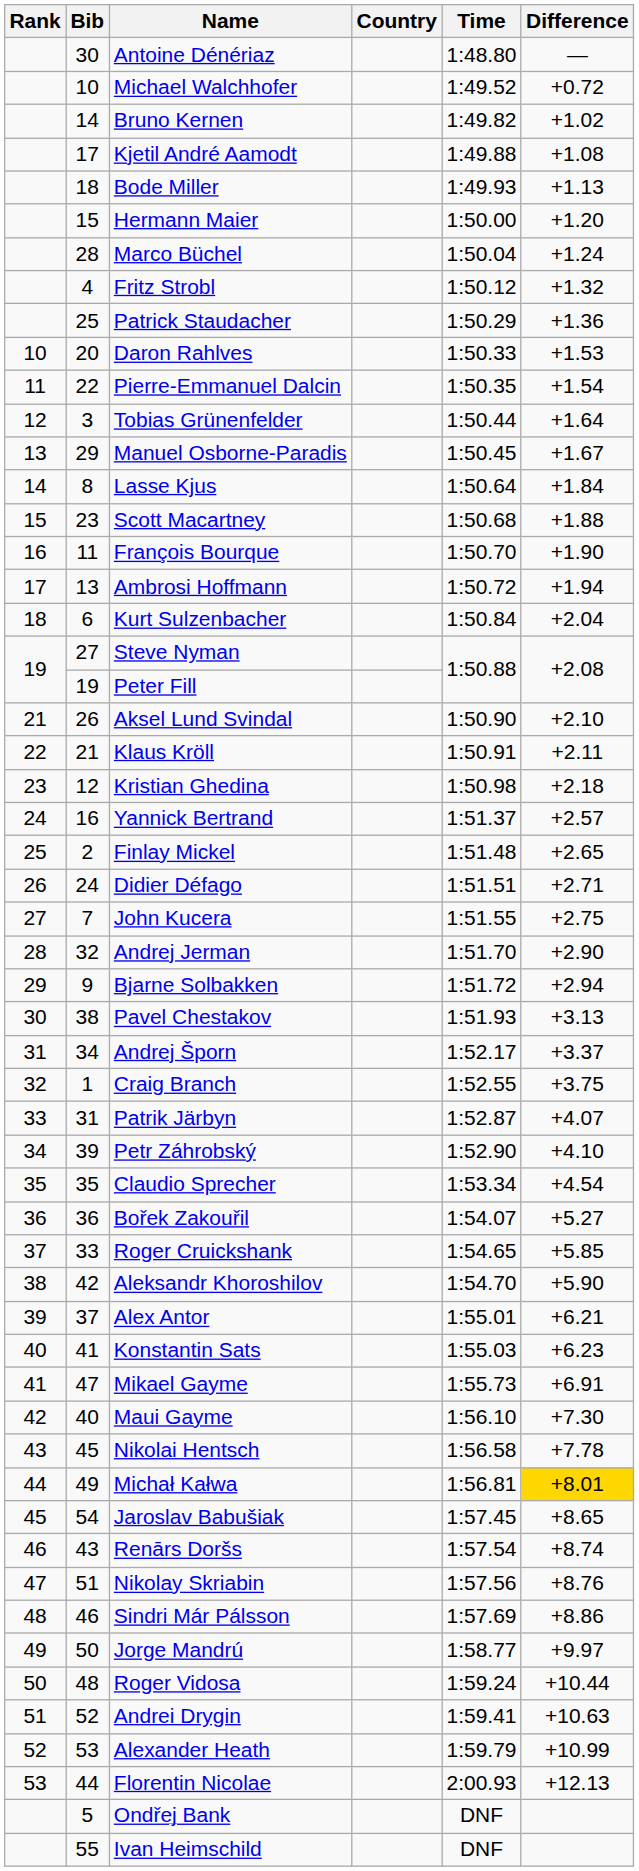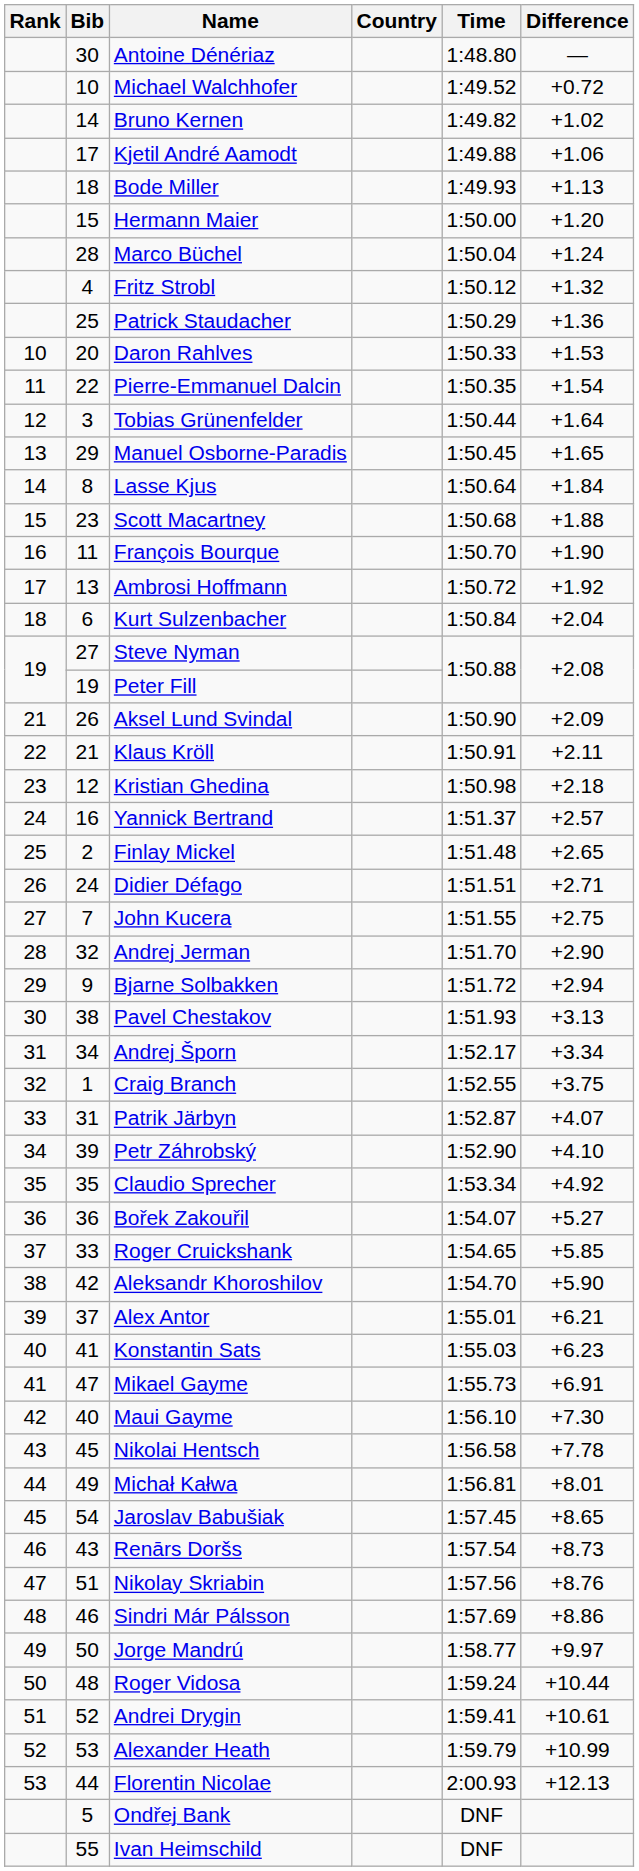(577, 154) +1.08 -> (577, 154) +1.06
(577, 453) +1.67 -> (577, 453) +1.65
(577, 586) +1.94 -> (577, 586) +1.92
(577, 719) +2.10 -> (577, 719) +2.09
(577, 1051) +3.37 -> (577, 1051) +3.34
(577, 1184) +4.54 -> (577, 1184) +4.92
(577, 1483) gold background -> (577, 1483) no background
(577, 1550) +8.74 -> (577, 1550) +8.73
(577, 1716) +10.63 -> (577, 1716) +10.61
